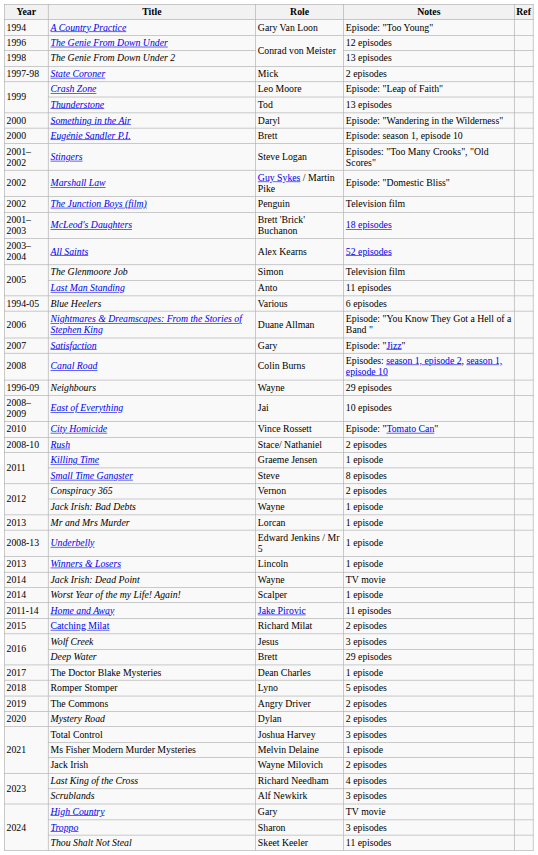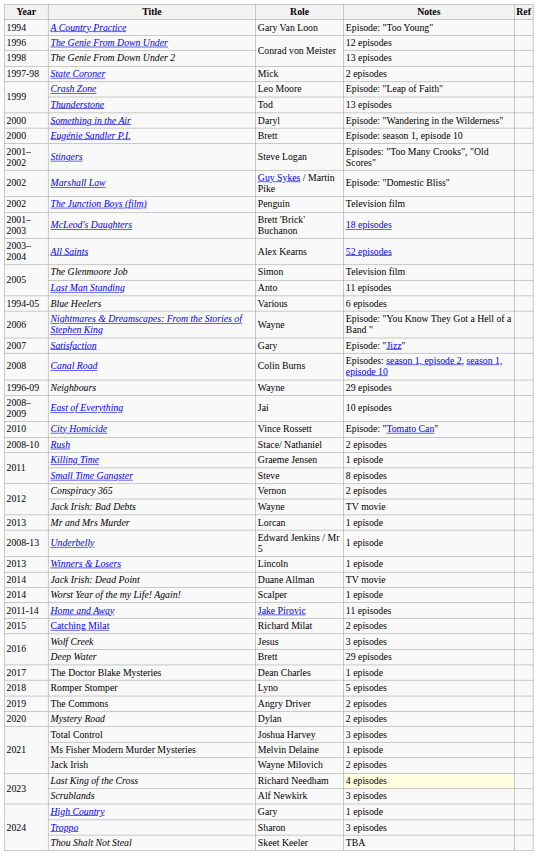(286, 324) Duane Allman -> (271, 324) Wayne
(364, 507) 1 episode -> (366, 507) TV movie
(271, 579) Wayne -> (286, 579) Duane Allman
(366, 781) no background -> (366, 781) lightyellow background
(366, 812) TV movie -> (364, 812) 1 episode
(369, 843) 11 episodes -> (356, 843) TBA
